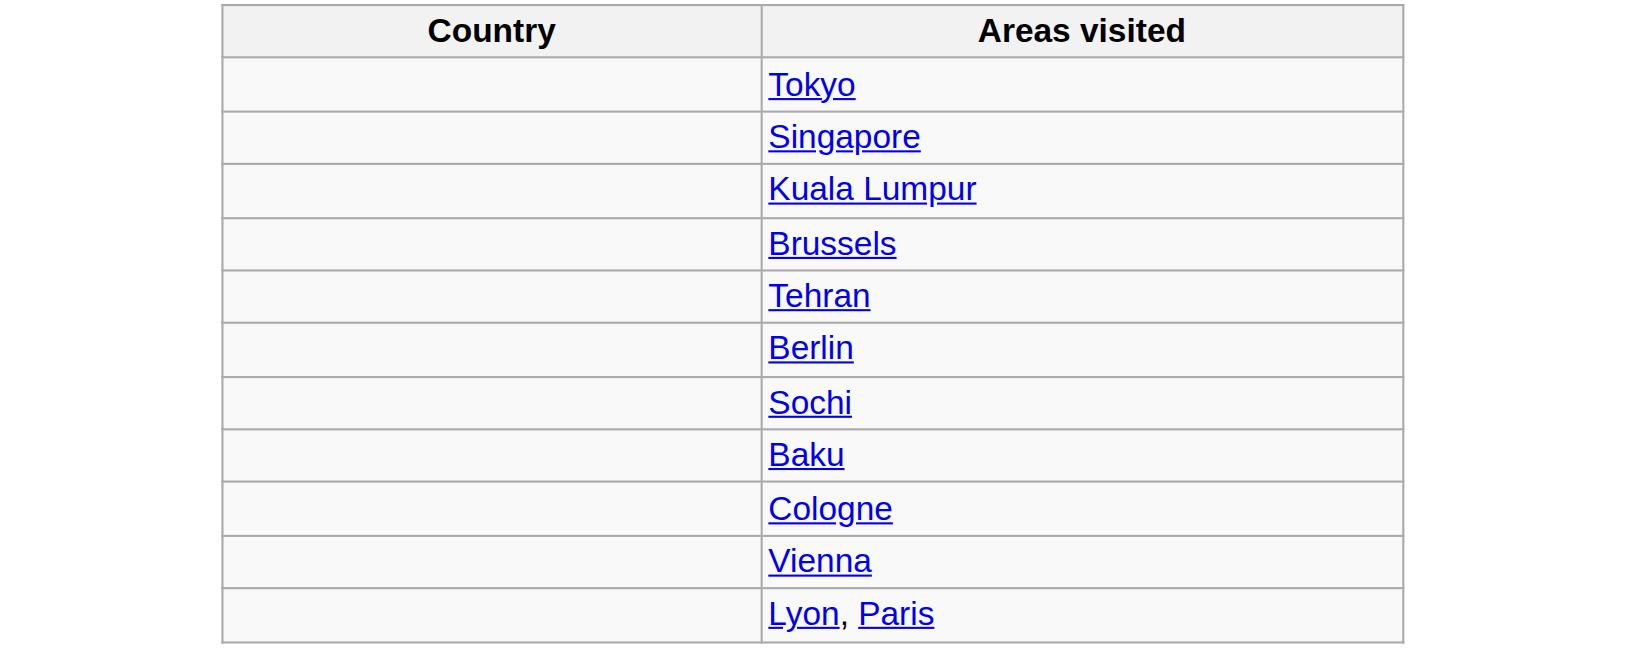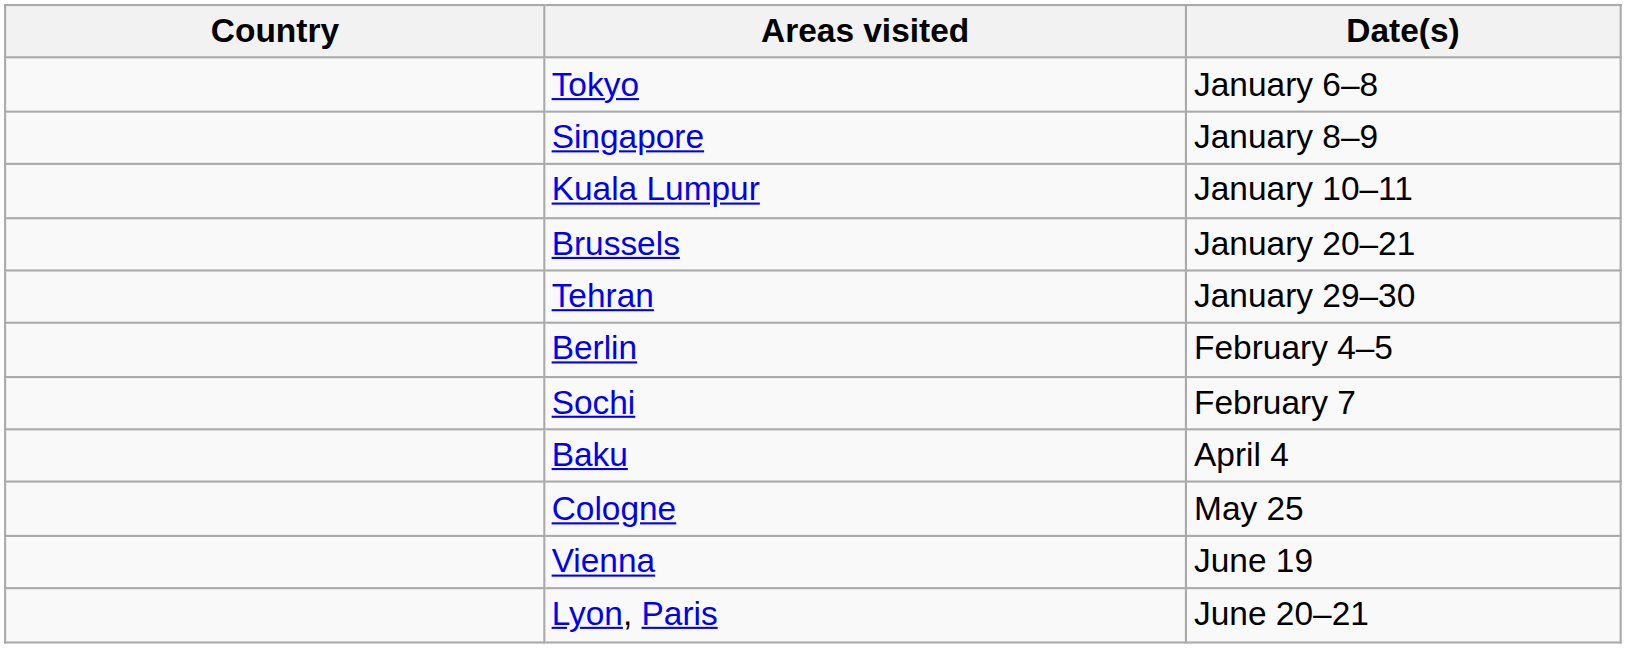+ column: (1403, 31)
